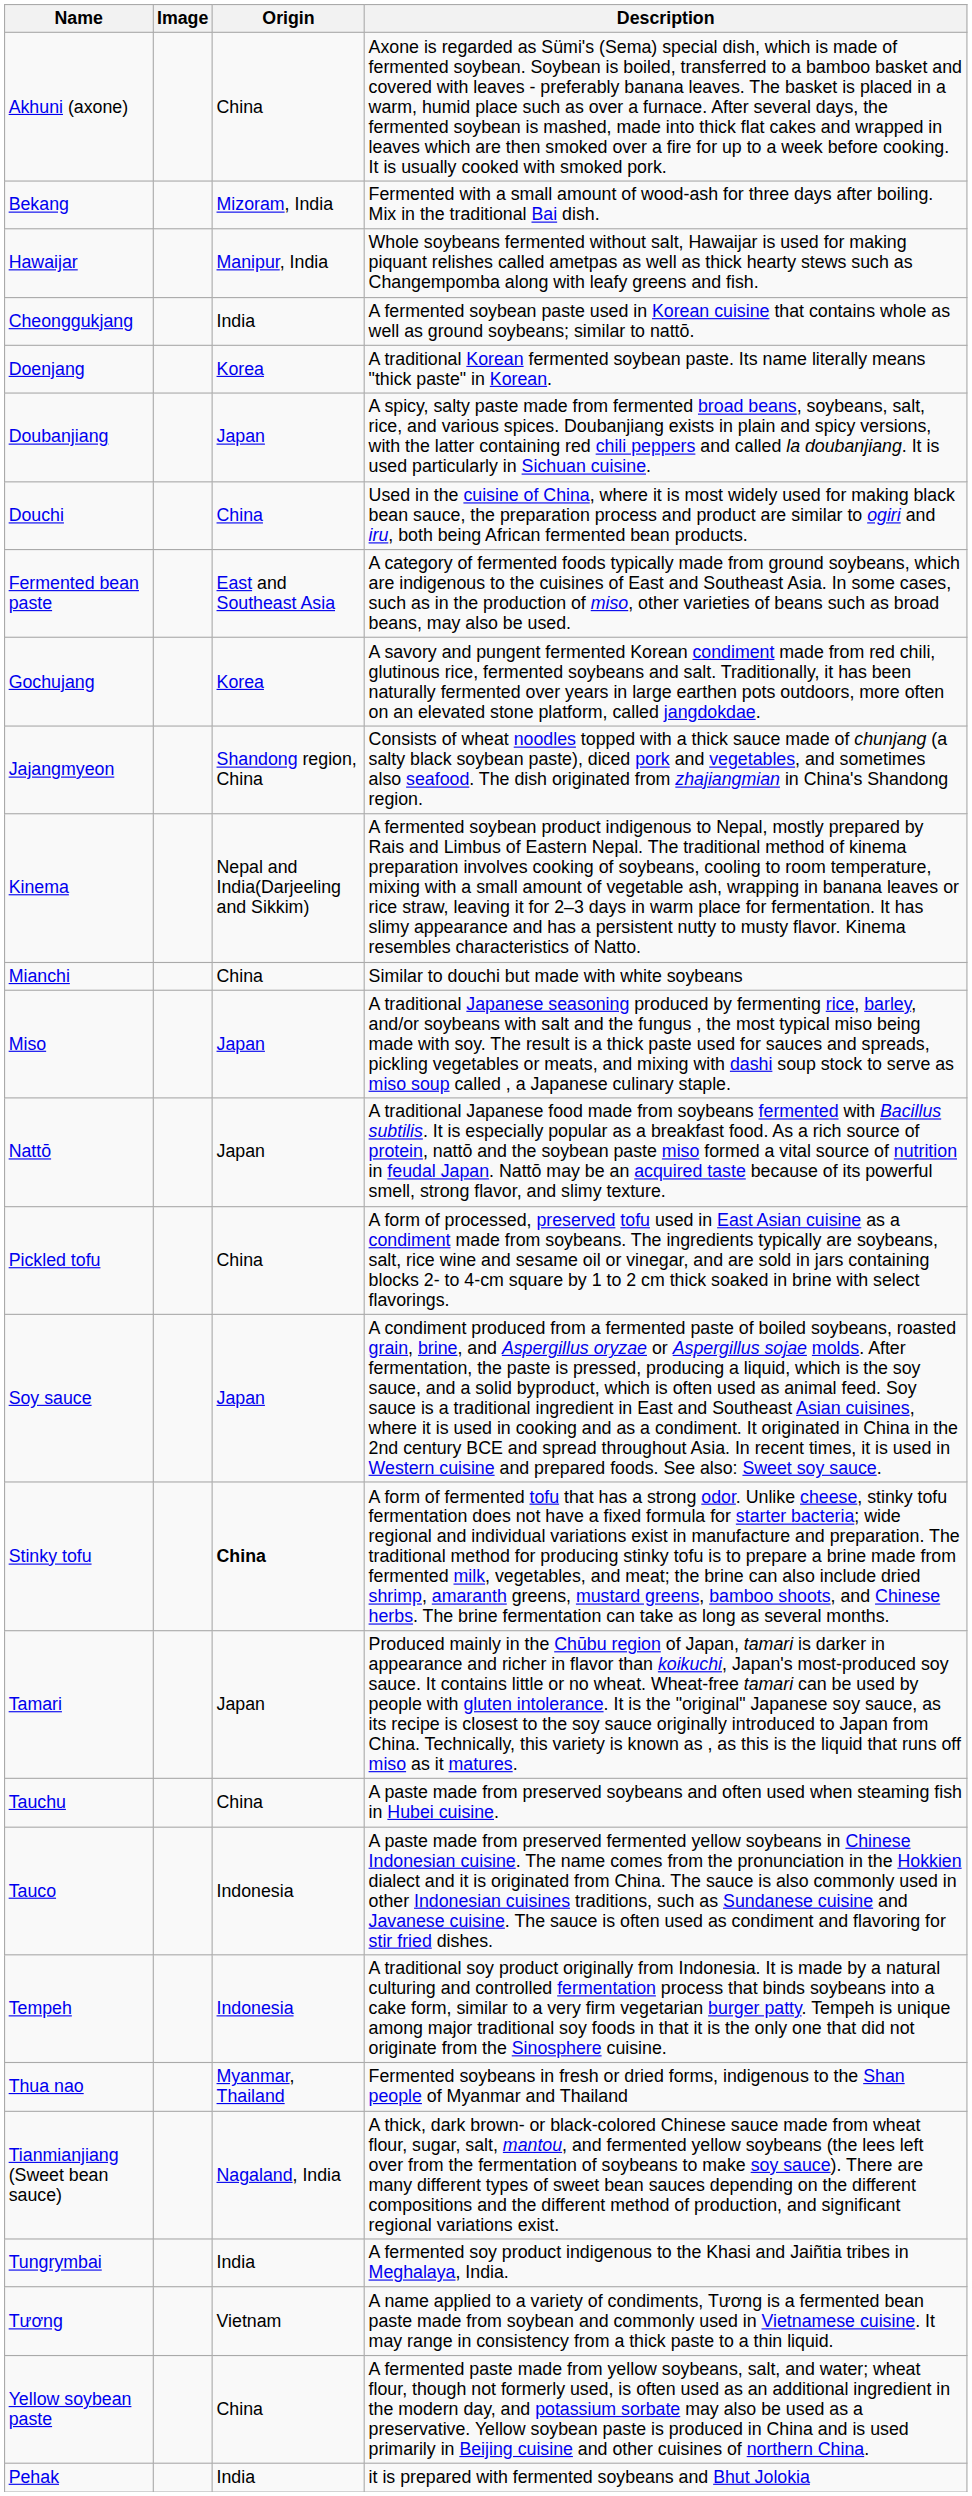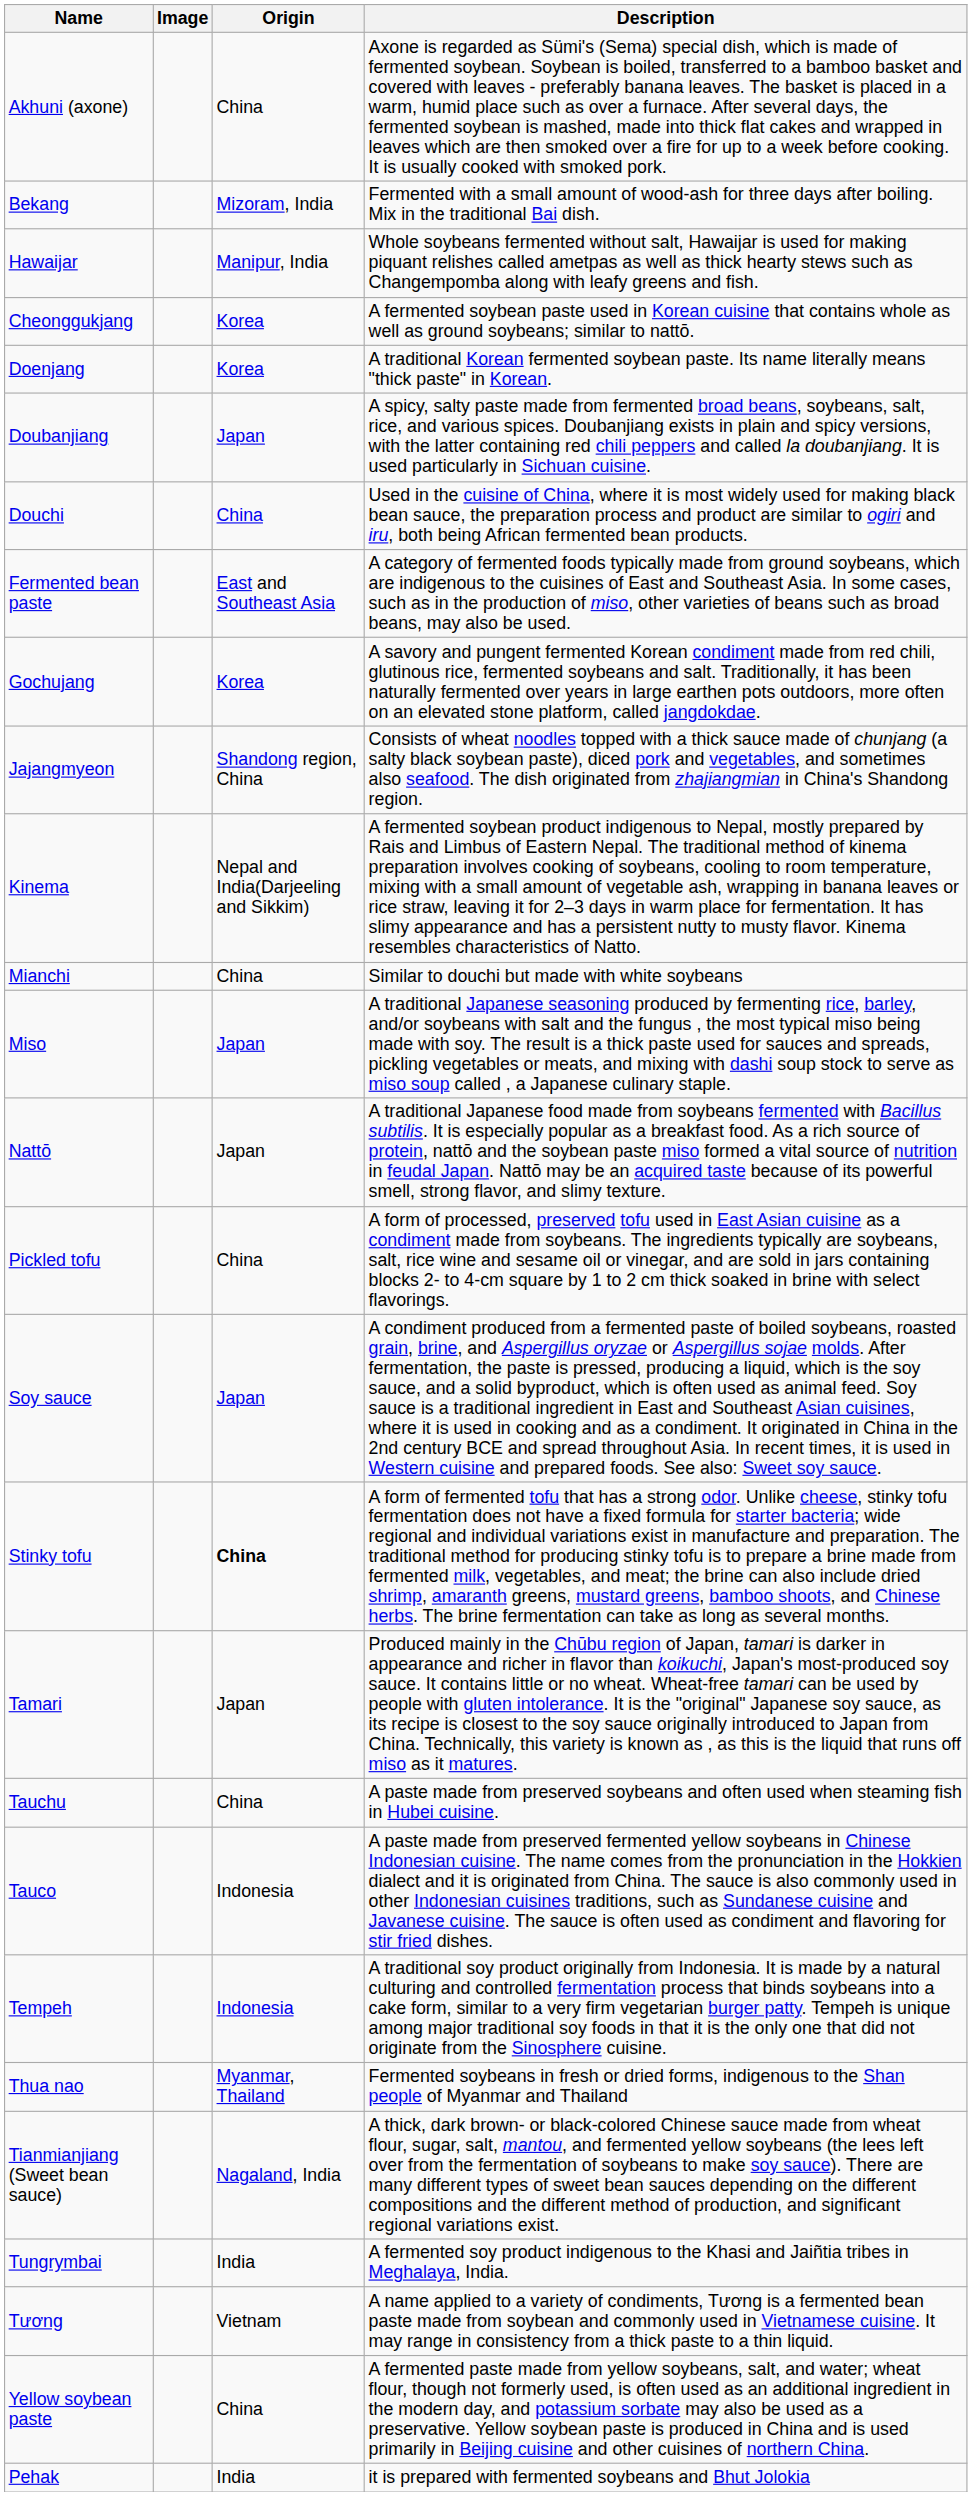(236, 321) India -> (240, 321) Korea
